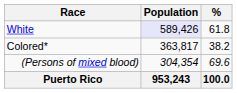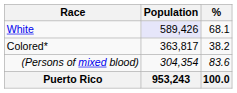(219, 29) 61.8 -> (219, 29) 68.1
(219, 63) 69.6 -> (219, 63) 83.6
